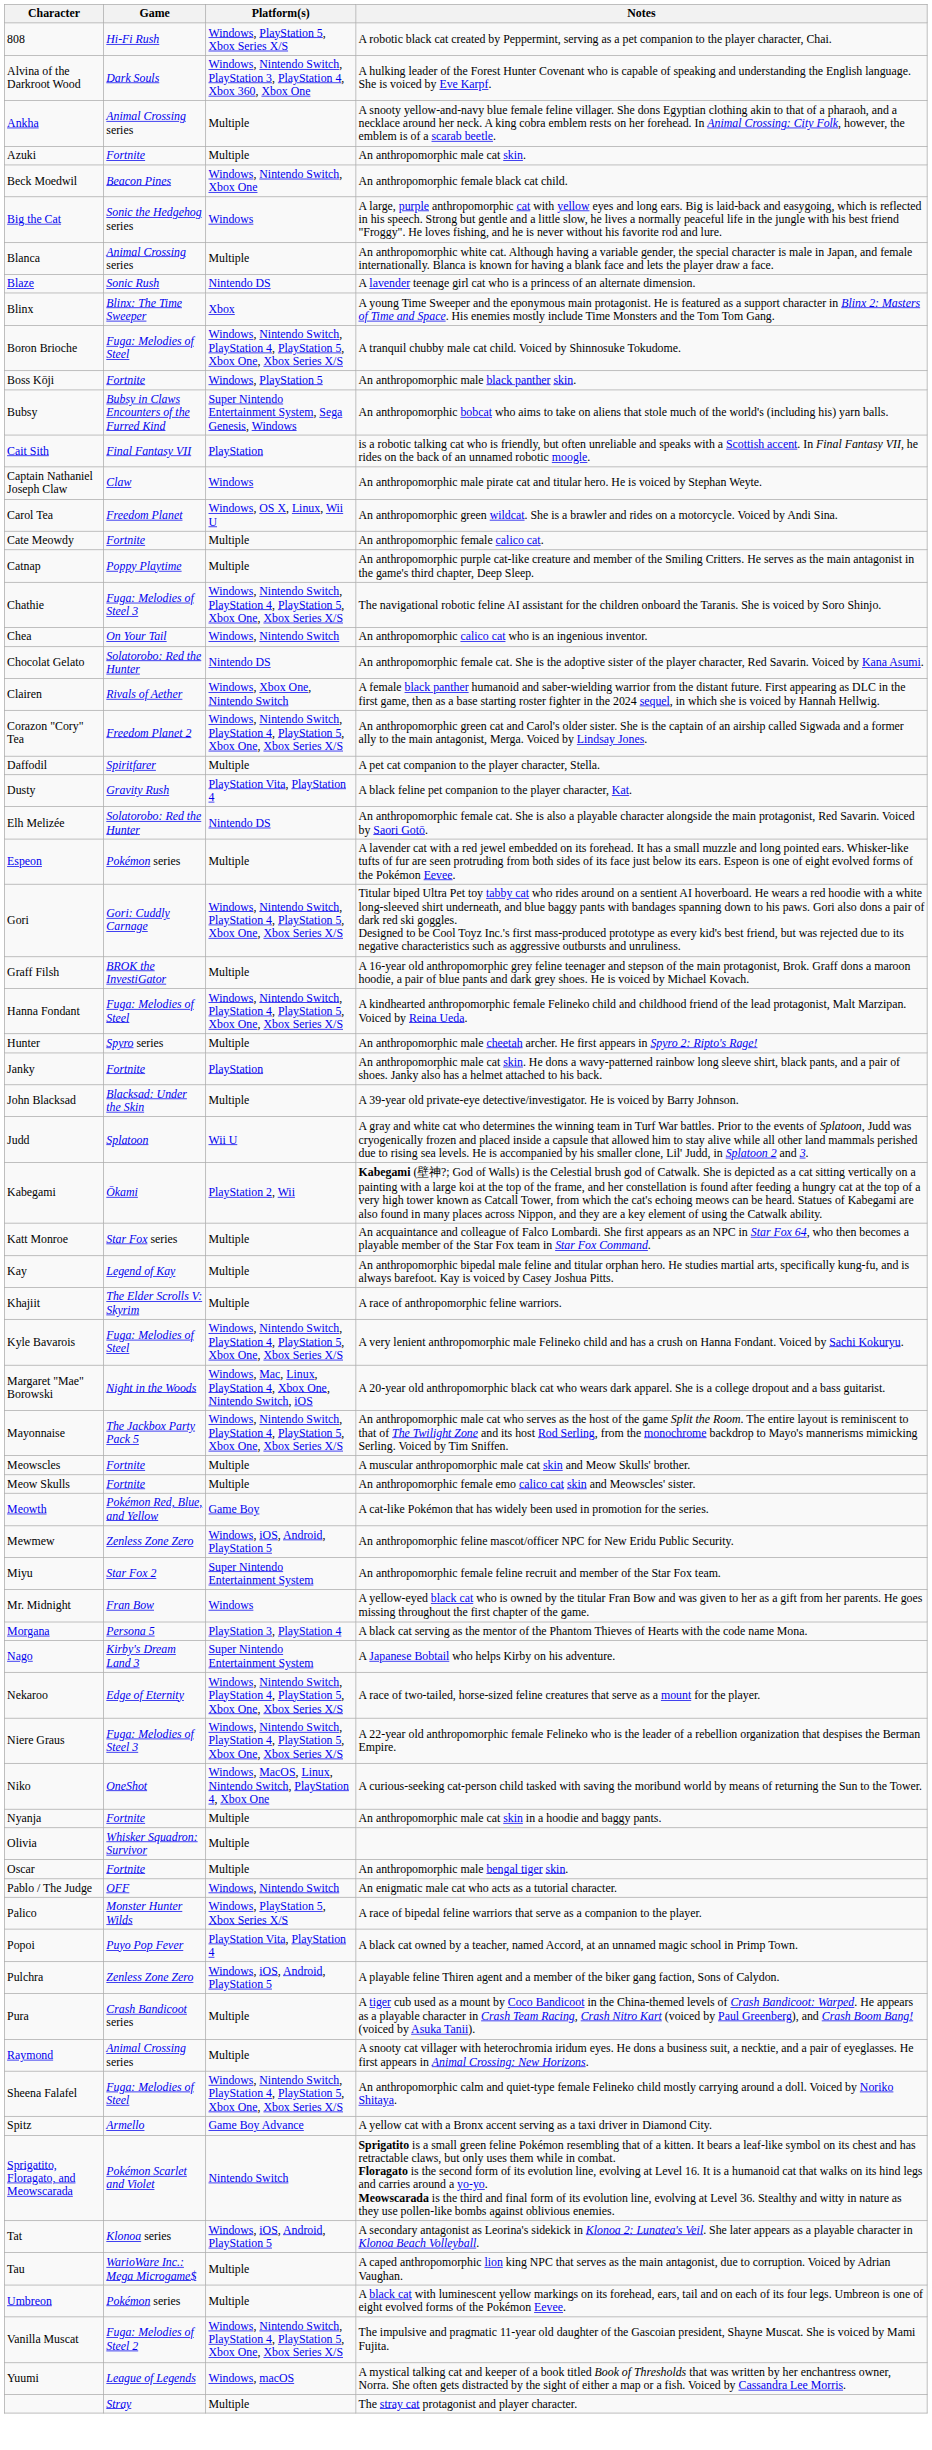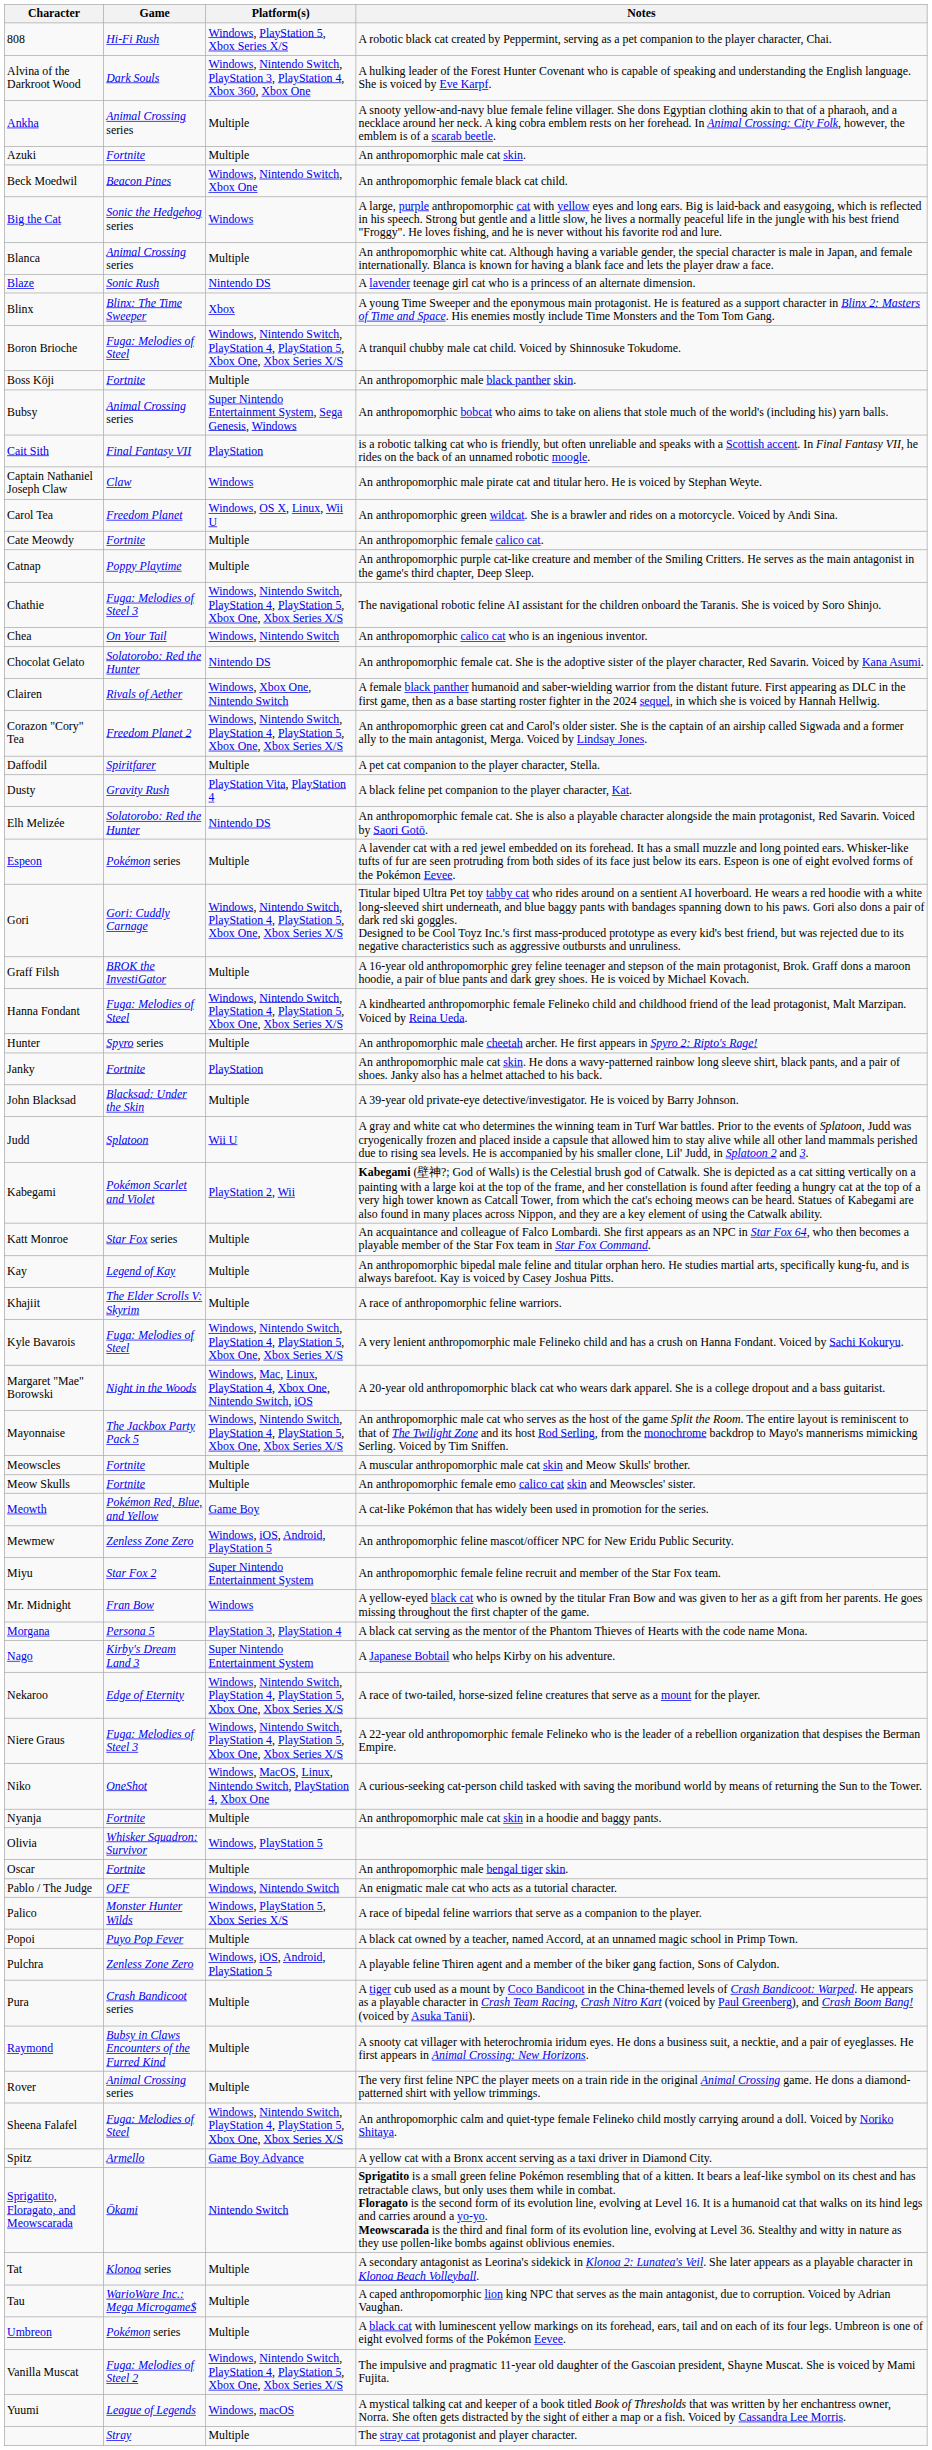(266, 380) Windows, PlayStation 5 -> (229, 380) Multiple
(148, 412) Bubsy in Claws Encounters of the Furred Kind -> (146, 412) Animal Crossing series
(122, 1192) Ōkami -> (147, 1192) Pokémon Scarlet and Violet
(229, 1843) Multiple -> (266, 1843) Windows, PlayStation 5
(277, 1945) PlayStation Vita, PlayStation 4 -> (229, 1938) Multiple
(146, 2055) Animal Crossing series -> (148, 2048) Bubsy in Claws Encounters of the Furred Kind
+ row: (22, 2087)
(147, 2178) Pokémon Scarlet and Violet -> (122, 2210) Ōkami
(267, 2236) Windows, iOS, Android, PlayStation 5 -> (229, 2268) Multiple
